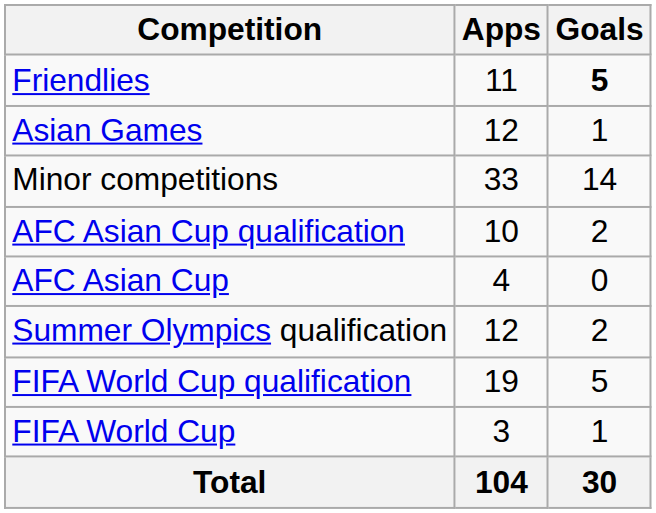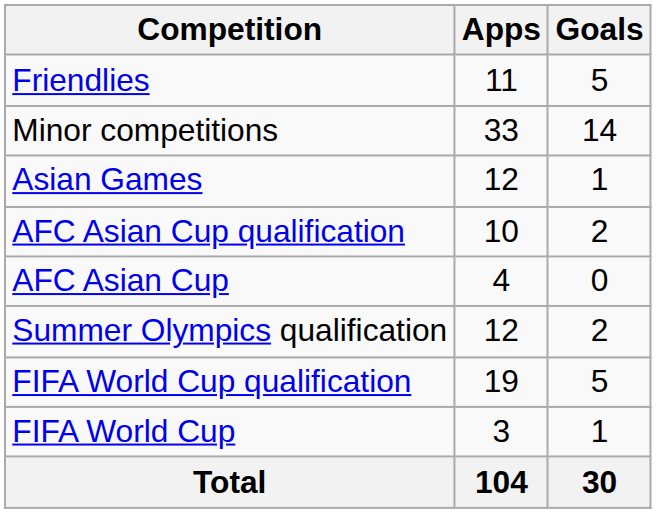(600, 79) bold -> (600, 79) normal
rows swapped: (145, 180) <-> (107, 130)
